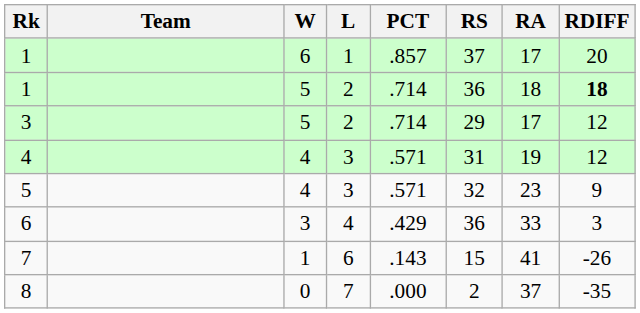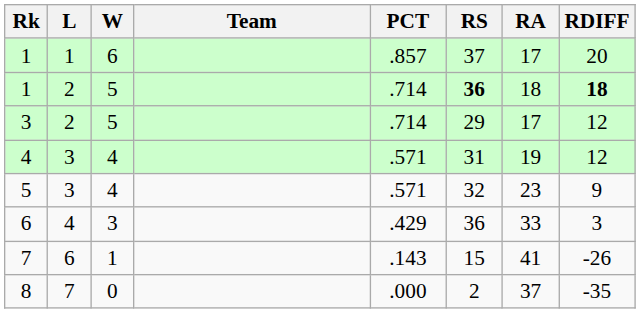columns swapped: (166, 21) <-> (348, 21)
(474, 88) normal -> (474, 88) bold
